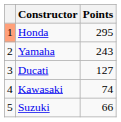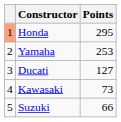(105, 51) 243 -> (105, 51) 253
(107, 89) 74 -> (107, 89) 73
